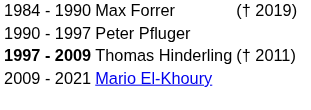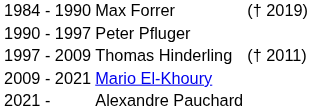(48, 56) bold -> (48, 56) normal
+ row: (169, 100)
